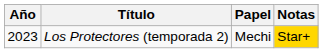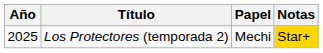(23, 36) 2023 -> (23, 36) 2025
